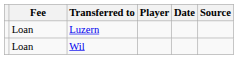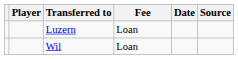columns swapped: (154, 12) <-> (38, 12)
